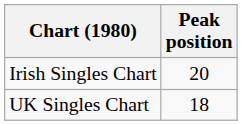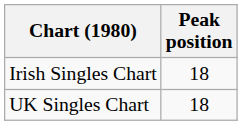(199, 73) 20 -> (199, 73) 18
